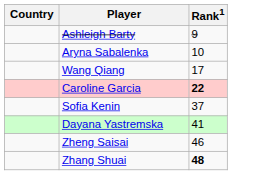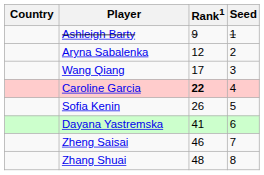+ column: (243, 15)
(198, 52) 10 -> (198, 52) 12
(198, 106) 37 -> (198, 106) 26
(198, 160) bold -> (198, 160) normal
